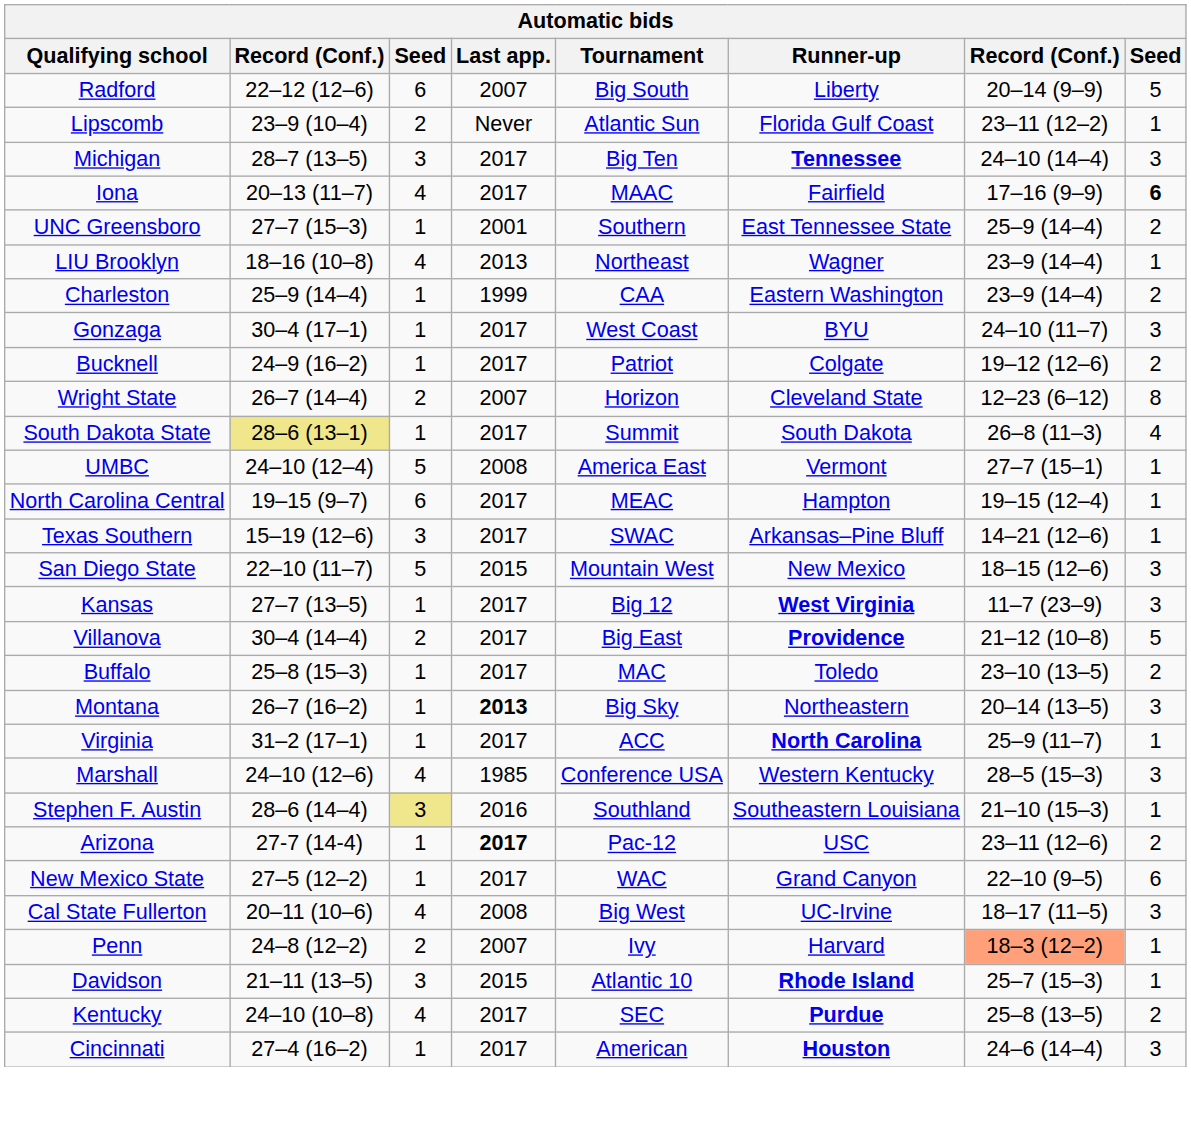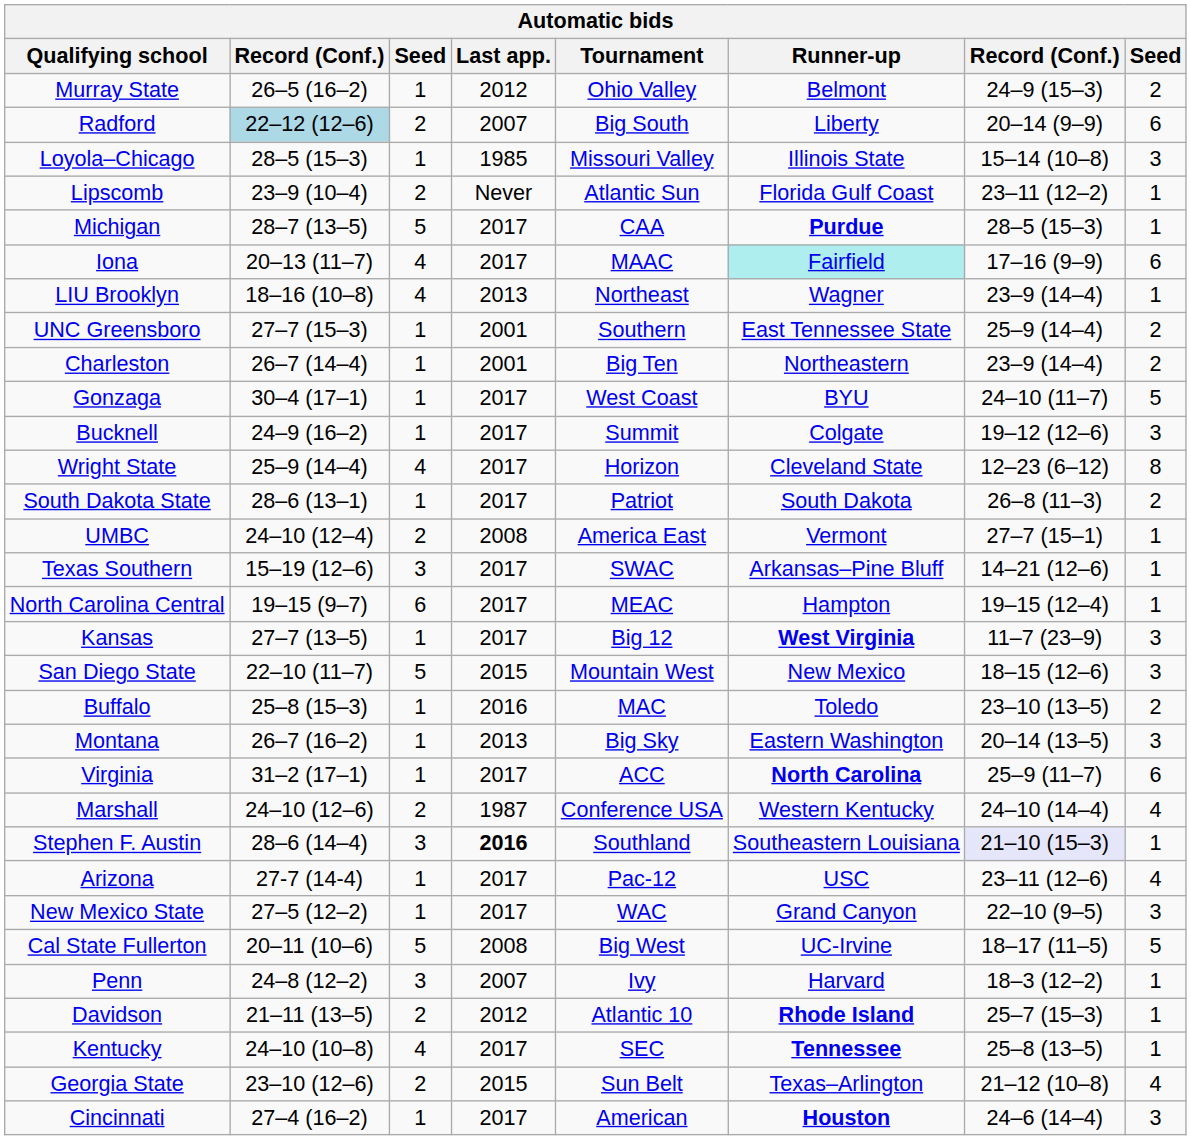+ row: (117, 90)
(310, 90) no background -> (310, 124) lightblue background
(420, 90) 6 -> (420, 124) 2
(1156, 90) 5 -> (1156, 124) 6
+ row: (117, 158)
(420, 158) 3 -> (420, 227) 5
(642, 158) Big Ten -> (642, 227) CAA
(846, 158) Tennessee -> (846, 227) Purdue
(1045, 158) 24–10 (14–4) -> (1045, 227) 28–5 (15–3)
(1156, 158) 3 -> (1156, 227) 1
(846, 192) no background -> (846, 261) paleturquoise background
(1156, 192) bold -> (1156, 261) normal
rows swapped: (117, 227) <-> (117, 261)
(310, 295) 25–9 (14–4) -> (310, 364) 26–7 (14–4)
(503, 295) 1999 -> (503, 364) 2001
(642, 295) CAA -> (642, 364) Big Ten
(846, 295) Eastern Washington -> (846, 364) Northeastern
(1156, 329) 3 -> (1156, 398) 5
(642, 364) Patriot -> (642, 432) Summit
(1156, 364) 2 -> (1156, 432) 3
(310, 398) 26–7 (14–4) -> (310, 466) 25–9 (14–4)
(420, 398) 2 -> (420, 466) 4
(503, 398) 2007 -> (503, 466) 2017
(310, 432) khaki background -> (310, 501) no background
(642, 432) Summit -> (642, 501) Patriot
(1156, 432) 4 -> (1156, 501) 2
(420, 466) 5 -> (420, 535) 2
rows swapped: (117, 501) <-> (117, 535)
rows swapped: (117, 603) <-> (117, 569)
- row: (117, 638)
(503, 672) 2017 -> (503, 706) 2016
(503, 706) bold -> (503, 741) normal
(846, 706) Northeastern -> (846, 741) Eastern Washington
(1156, 741) 1 -> (1156, 775) 6
(420, 775) 4 -> (420, 809) 2
(503, 775) 1985 -> (503, 809) 1987
(1045, 775) 28–5 (15–3) -> (1045, 809) 24–10 (14–4)
(1156, 775) 3 -> (1156, 809) 4
(420, 809) khaki background -> (420, 843) no background
(503, 809) normal -> (503, 843) bold
(1045, 809) no background -> (1045, 843) lavender background
(503, 843) bold -> (503, 878) normal
(1156, 843) 2 -> (1156, 878) 4
(1156, 878) 6 -> (1156, 912) 3
(420, 912) 4 -> (420, 946) 5
(1156, 912) 3 -> (1156, 946) 5
(420, 946) 2 -> (420, 980) 3
(1045, 946) lightsalmon background -> (1045, 980) no background
(420, 980) 3 -> (420, 1015) 2
(503, 980) 2015 -> (503, 1015) 2012
(846, 1015) Purdue -> (846, 1049) Tennessee
(1156, 1015) 2 -> (1156, 1049) 1
+ row: (117, 1083)
